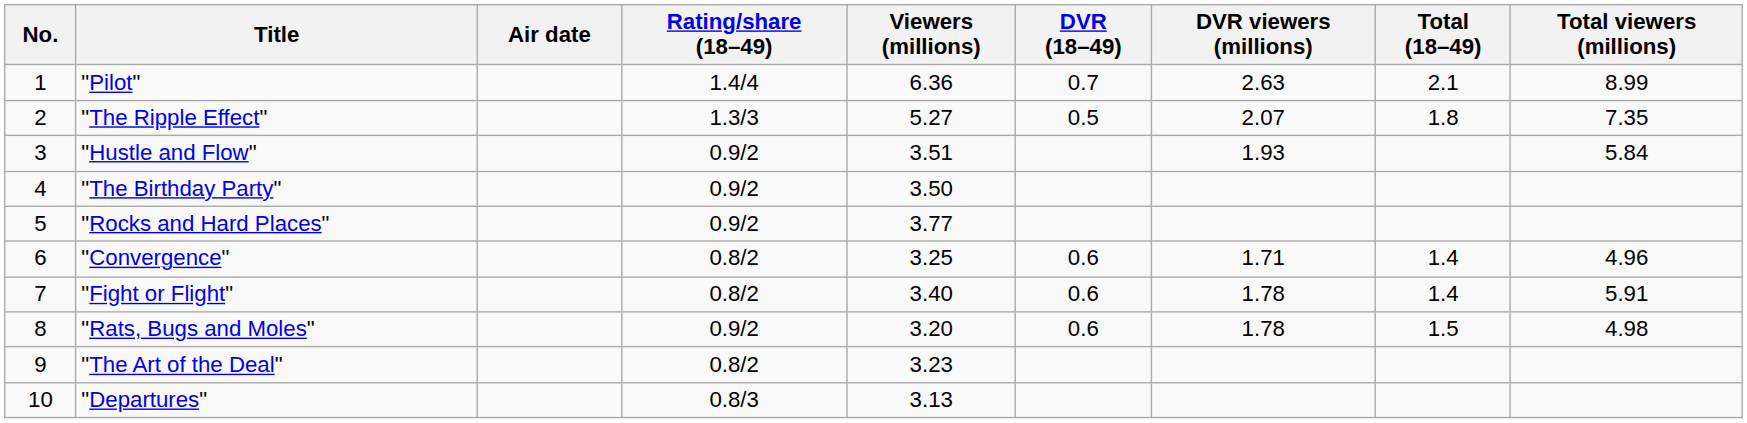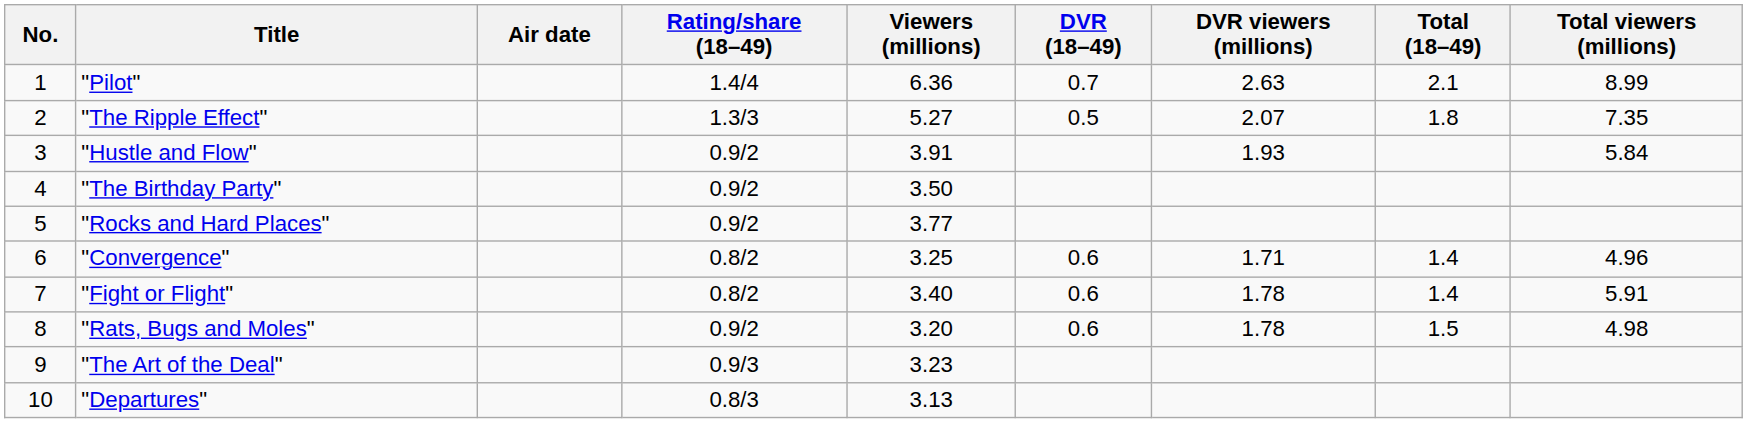(931, 152) 3.51 -> (931, 152) 3.91
(734, 364) 0.8/2 -> (734, 364) 0.9/3
